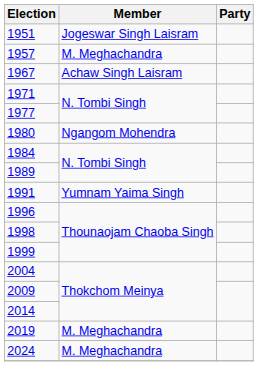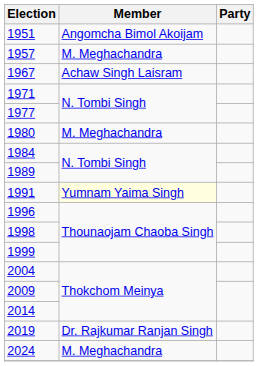(130, 34) Jogeswar Singh Laisram -> (132, 34) Angomcha Bimol Akoijam
(118, 133) Ngangom Mohendra -> (112, 133) M. Meghachandra
(123, 192) no background -> (123, 192) lightyellow background
(112, 331) M. Meghachandra -> (137, 331) Dr. Rajkumar Ranjan Singh
